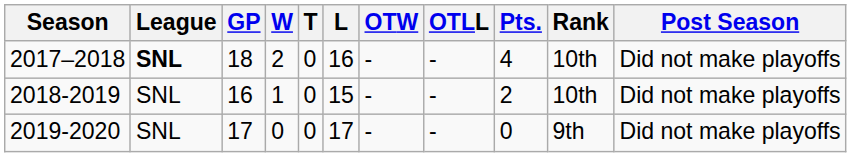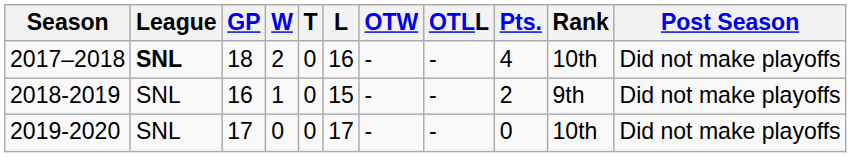(575, 95) 10th -> (569, 95) 9th
(569, 132) 9th -> (575, 132) 10th
